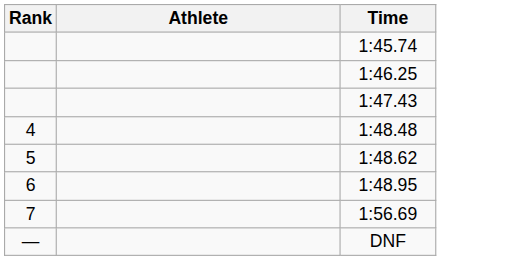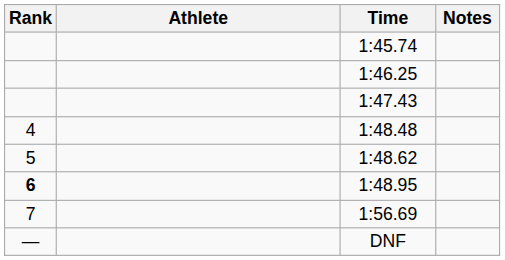+ column: (467, 18)
(31, 185) normal -> (31, 185) bold
